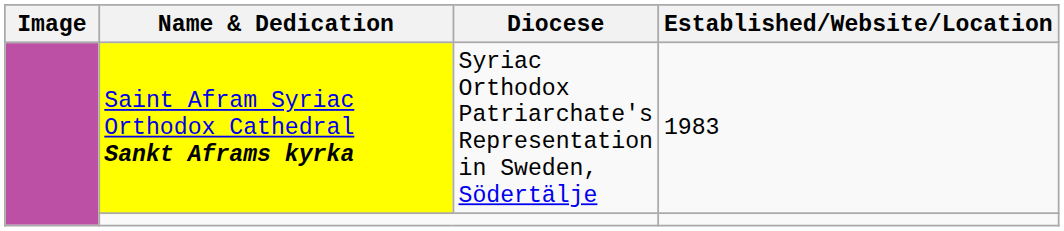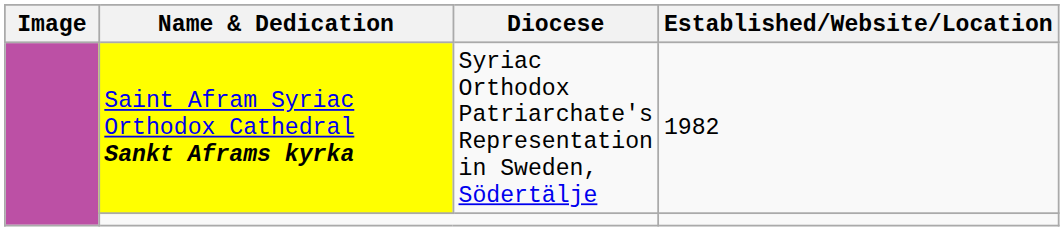(692, 128) 1983 -> (692, 128) 1982
